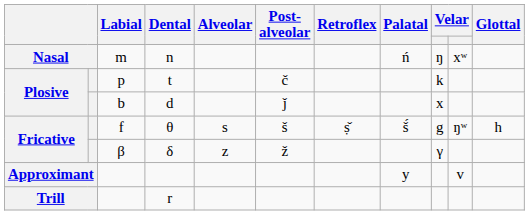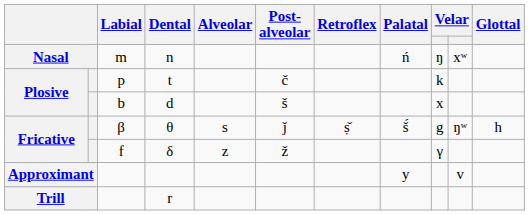(285, 103) ǰ -> (285, 103) š
(121, 127) f -> (121, 127) β
(285, 127) š -> (285, 127) ǰ
(121, 151) β -> (121, 151) f
